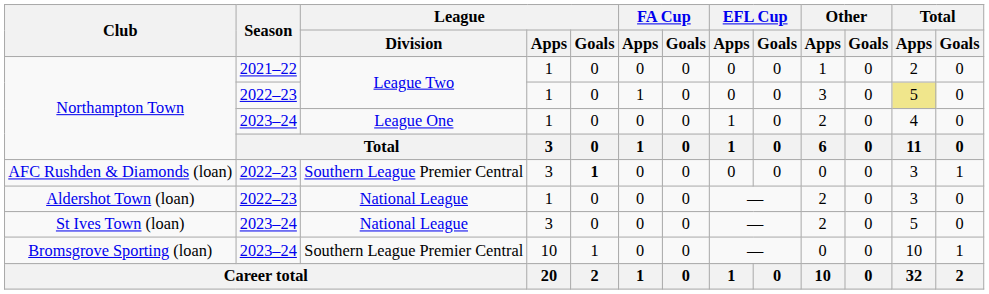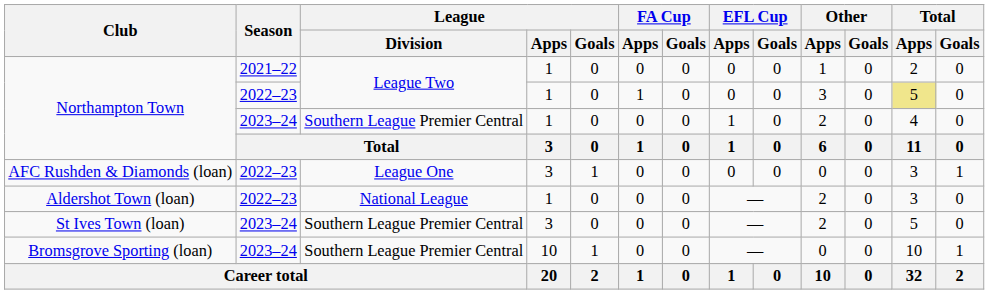(414, 120) League One -> (414, 120) Southern League Premier Central
(414, 172) Southern League Premier Central -> (414, 172) League One
(595, 172) bold -> (595, 172) normal
(414, 224) National League -> (414, 224) Southern League Premier Central
